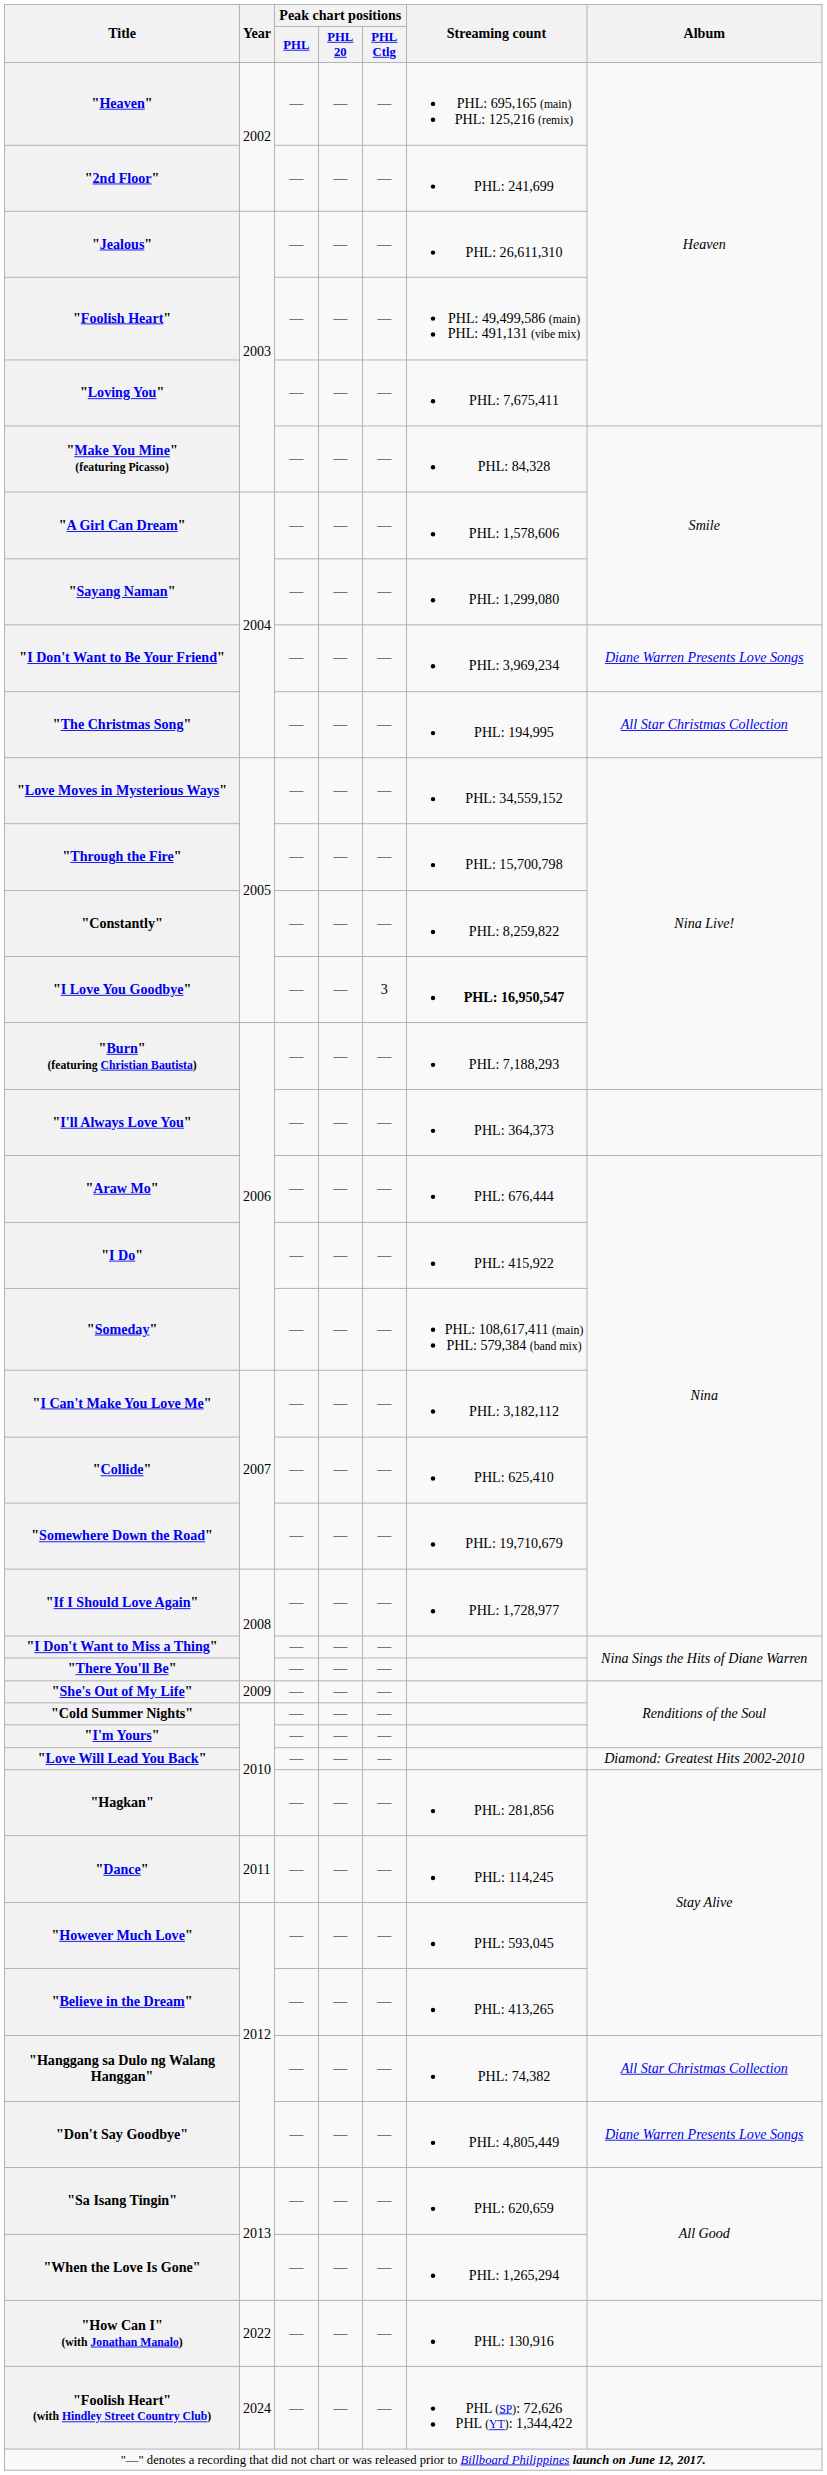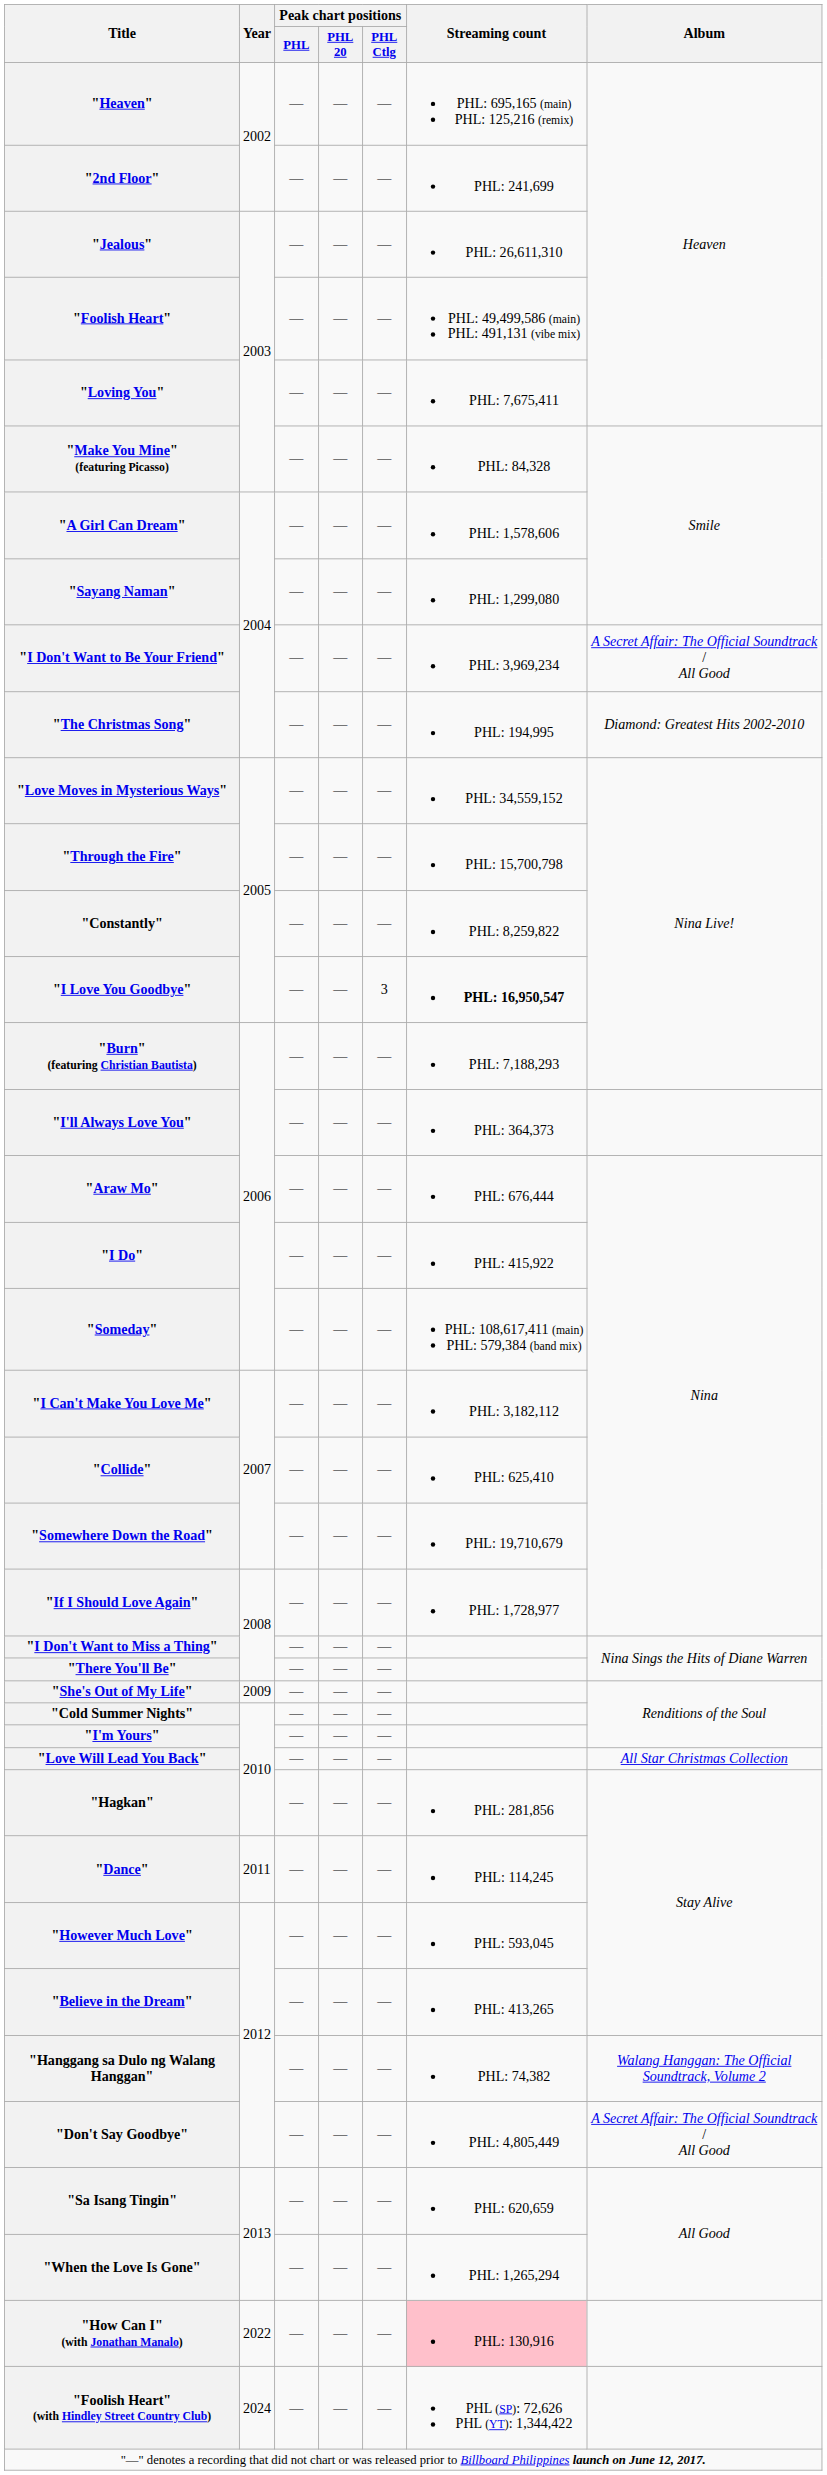(704, 658) Diane Warren Presents Love Songs -> (704, 658) A Secret Affair: The Official Soundtrack / All Good
(704, 724) All Star Christmas Collection -> (704, 724) Diamond: Greatest Hits 2002-2010
(704, 1758) Diamond: Greatest Hits 2002-2010 -> (704, 1758) All Star Christmas Collection
(704, 2068) All Star Christmas Collection -> (704, 2068) Walang Hanggan: The Official Soundtrack, Volume 2
(704, 2134) Diane Warren Presents Love Songs -> (704, 2134) A Secret Affair: The Official Soundtrack / All Good
(496, 2341) no background -> (496, 2341) pink background
